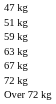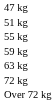+ row: (16, 37)
- row: (16, 66)
